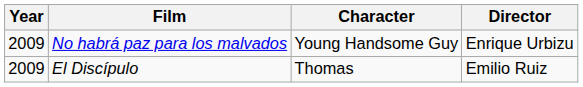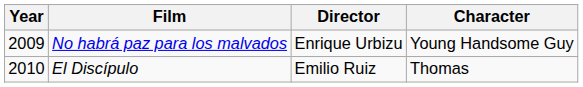columns swapped: (376, 17) <-> (520, 17)
(26, 69) 2009 -> (26, 69) 2010
